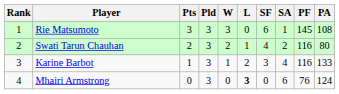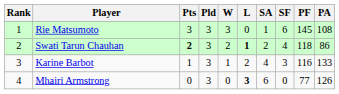columns swapped: (266, 13) <-> (285, 13)
(189, 47) normal -> (189, 47) bold
(247, 47) normal -> (247, 47) bold
(304, 47) 116 -> (304, 47) 118
(325, 47) 80 -> (325, 47) 86
(304, 80) 76 -> (304, 80) 77
(325, 80) 124 -> (325, 80) 126
